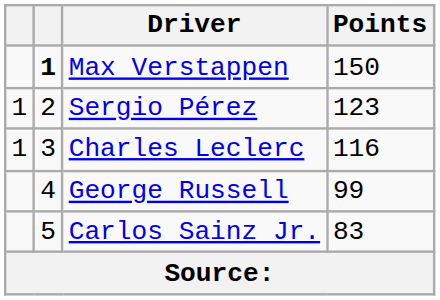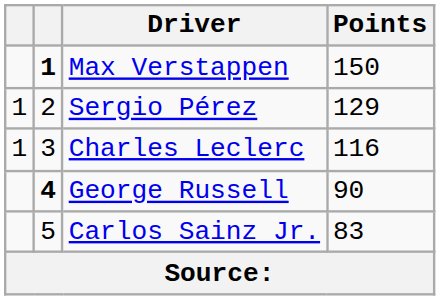(356, 108) 123 -> (356, 108) 129
(48, 191) normal -> (48, 191) bold
(349, 191) 99 -> (349, 191) 90
